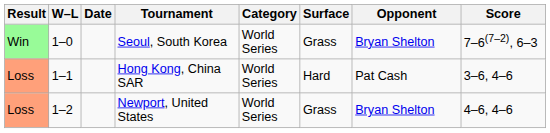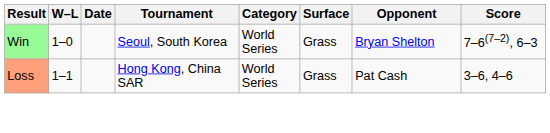(317, 75) Hard -> (320, 75) Grass
- row: (163, 110)
